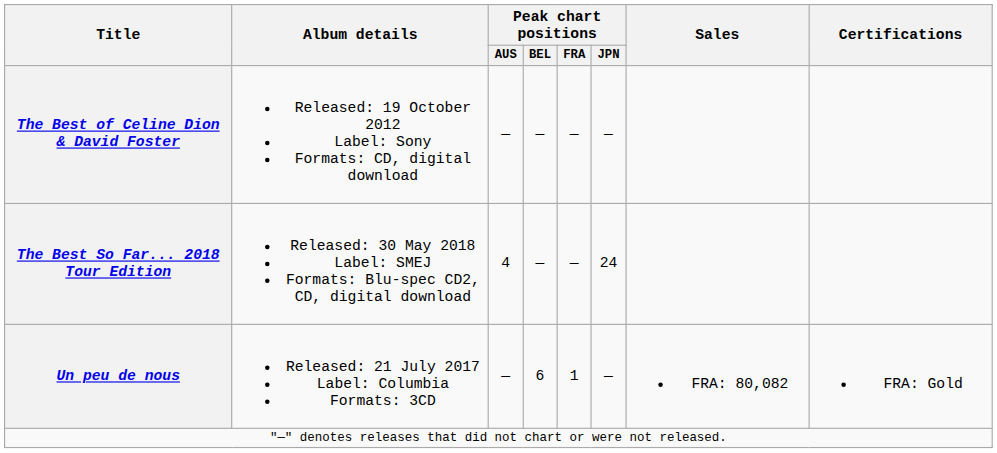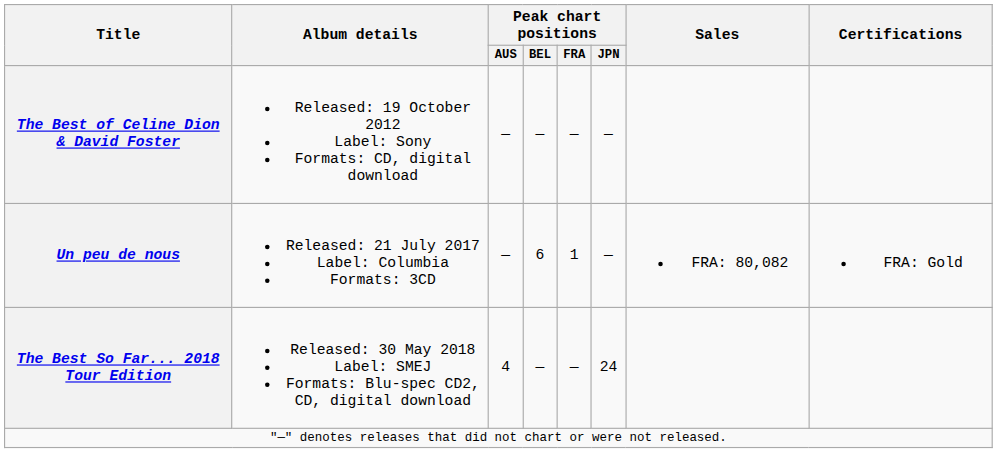rows swapped: (118, 376) <-> (118, 264)
